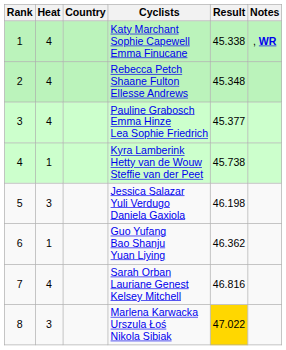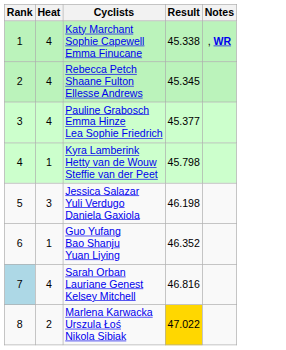- column: (85, 12)
(229, 82) 45.348 -> (184, 82) 45.345
(229, 163) 45.738 -> (184, 163) 45.798
(229, 244) 46.362 -> (184, 244) 46.352
(20, 284) no background -> (20, 284) lightblue background
(49, 325) 3 -> (49, 325) 2
